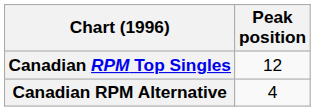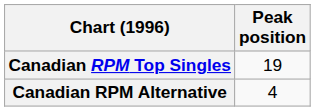(273, 65) 12 -> (273, 65) 19
